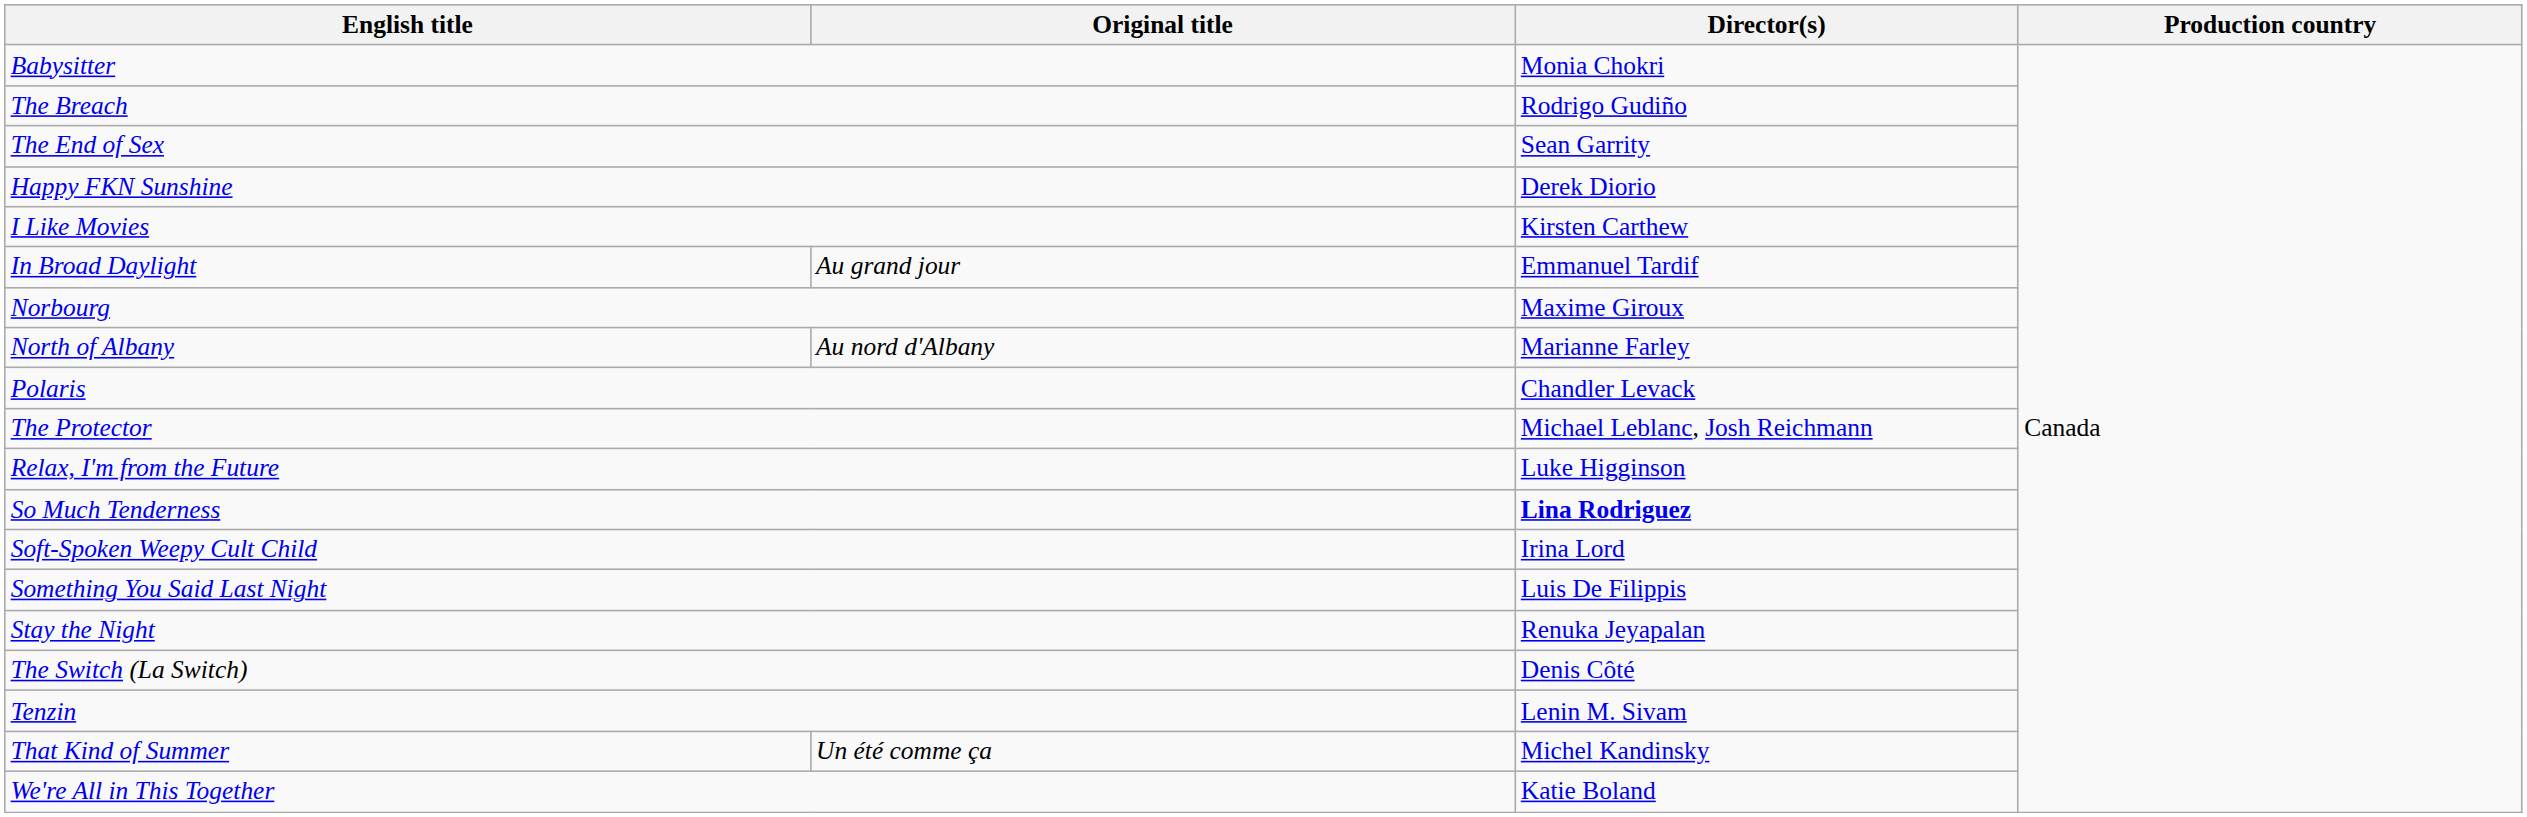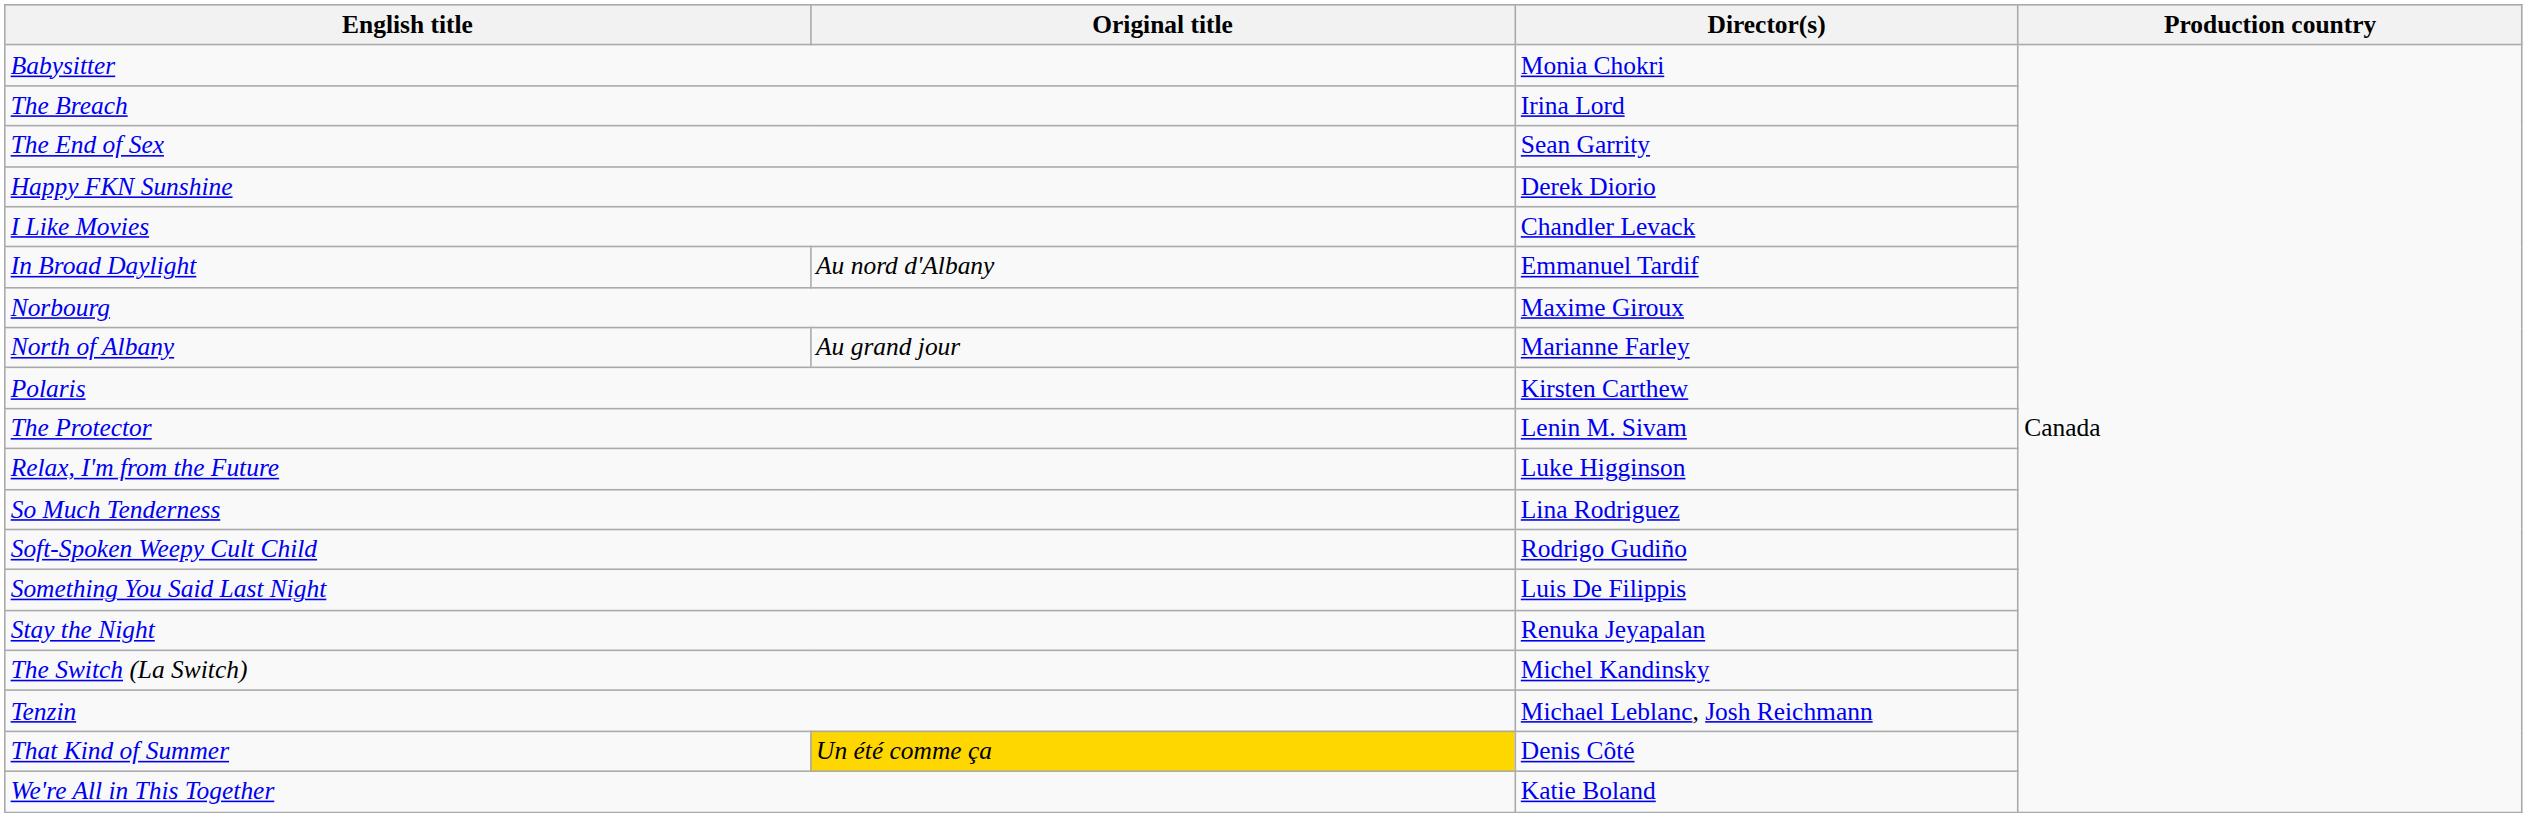(1604, 105) Rodrigo Gudiño -> (1573, 105) Irina Lord
(1605, 226) Kirsten Carthew -> (1608, 226) Chandler Levack
(888, 266) Au grand jour -> (905, 266) Au nord d'Albany
(905, 347) Au nord d'Albany -> (888, 347) Au grand jour
(1608, 387) Chandler Levack -> (1605, 387) Kirsten Carthew
(1697, 428) Michael Leblanc, Josh Reichmann -> (1604, 428) Lenin M. Sivam
(1606, 508) bold -> (1600, 508) normal
(1573, 549) Irina Lord -> (1604, 549) Rodrigo Gudiño
(1578, 670) Denis Côté -> (1615, 670) Michel Kandinsky
(1604, 710) Lenin M. Sivam -> (1697, 710) Michael Leblanc, Josh Reichmann
(904, 750) no background -> (904, 750) gold background
(1615, 750) Michel Kandinsky -> (1578, 750) Denis Côté
